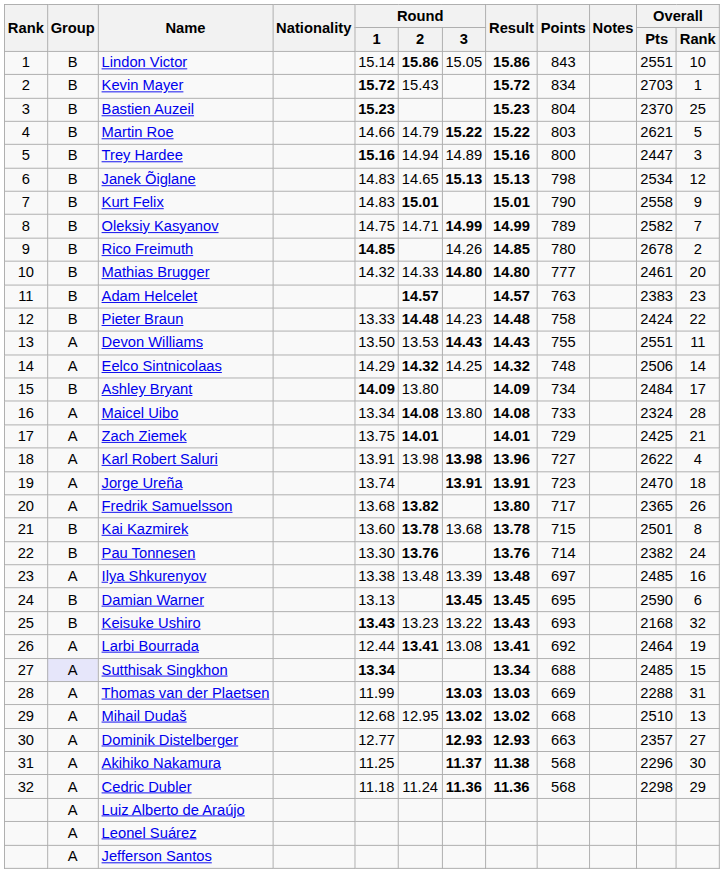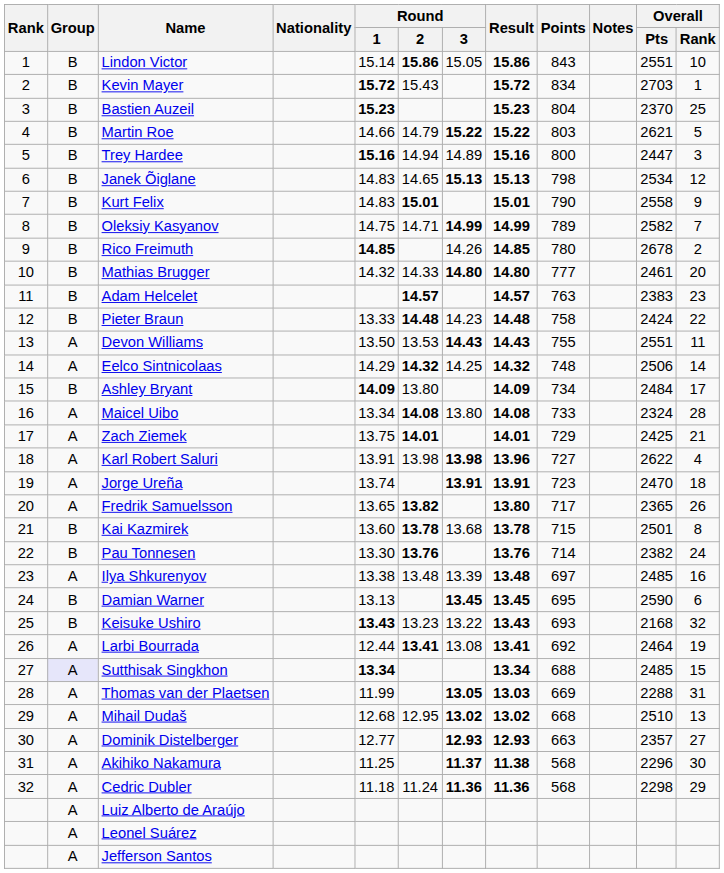(377, 506) 13.68 -> (377, 506) 13.65
(464, 693) 13.03 -> (464, 693) 13.05
